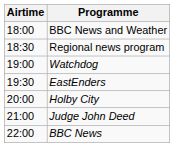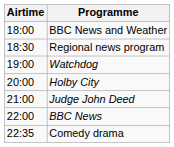- row: (77, 82)
+ row: (87, 133)
